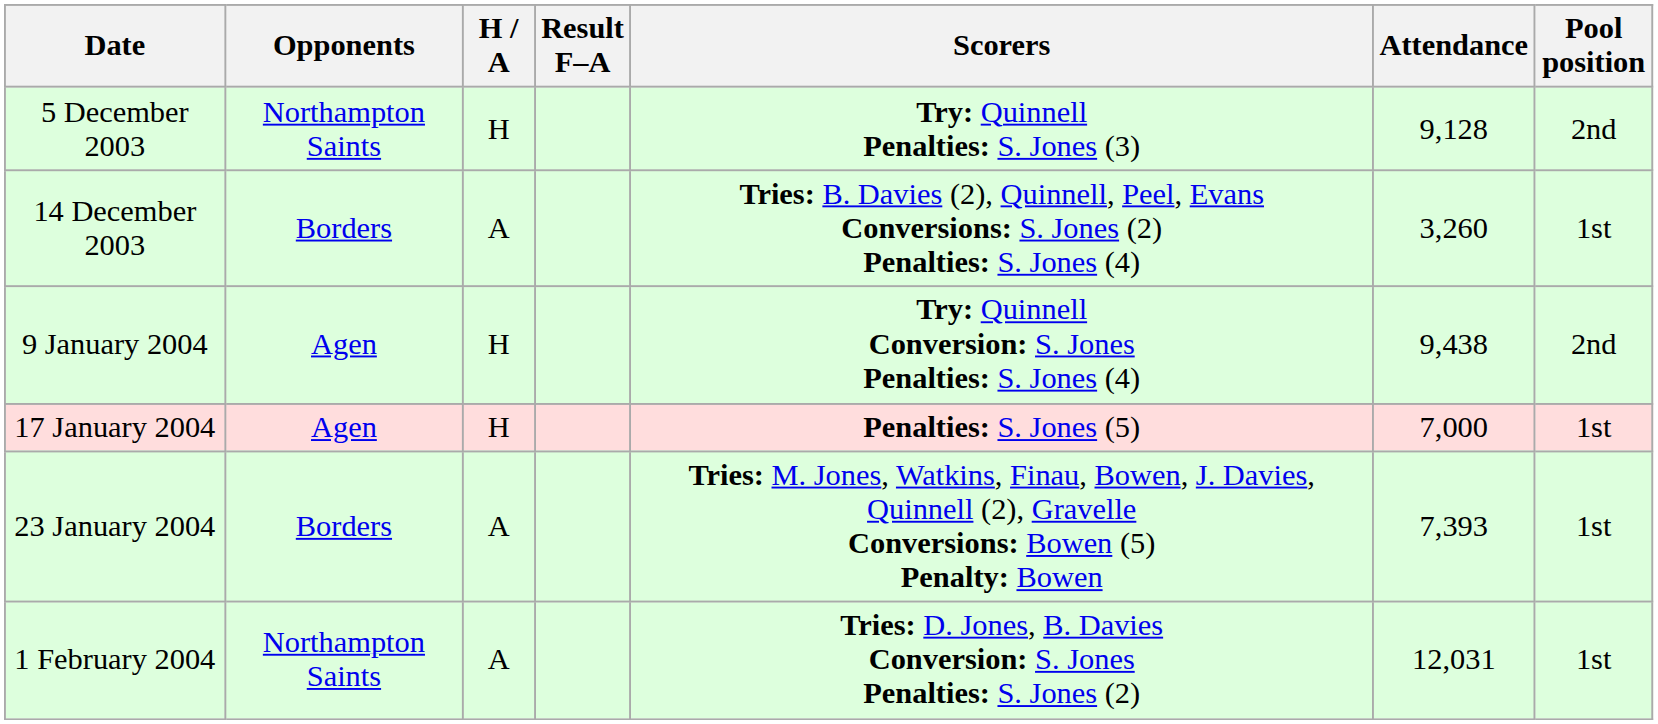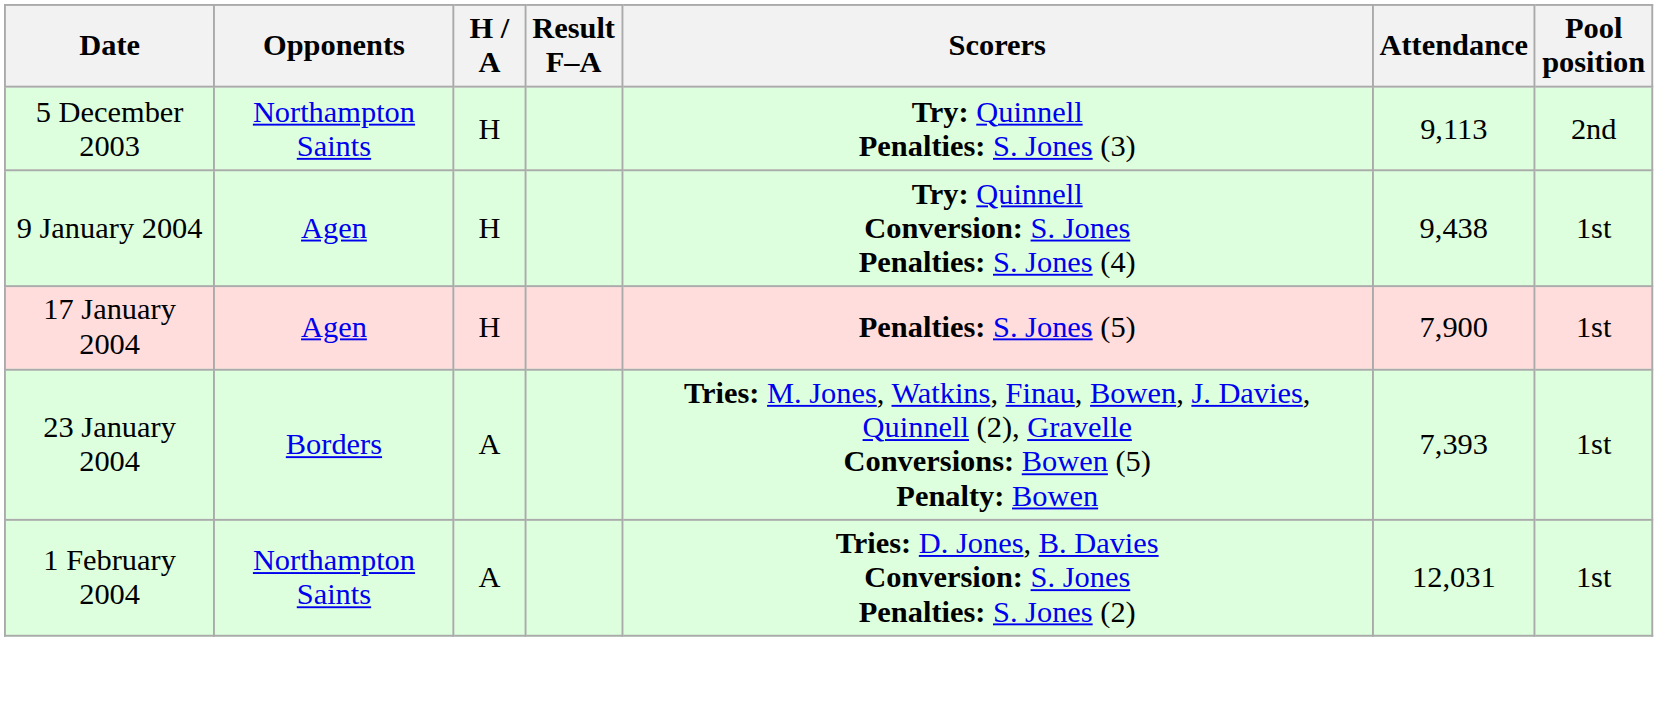(1454, 128) 9,128 -> (1454, 128) 9,113
- row: (115, 227)
(1594, 344) 2nd -> (1594, 227) 1st
(1454, 426) 7,000 -> (1454, 327) 7,900
